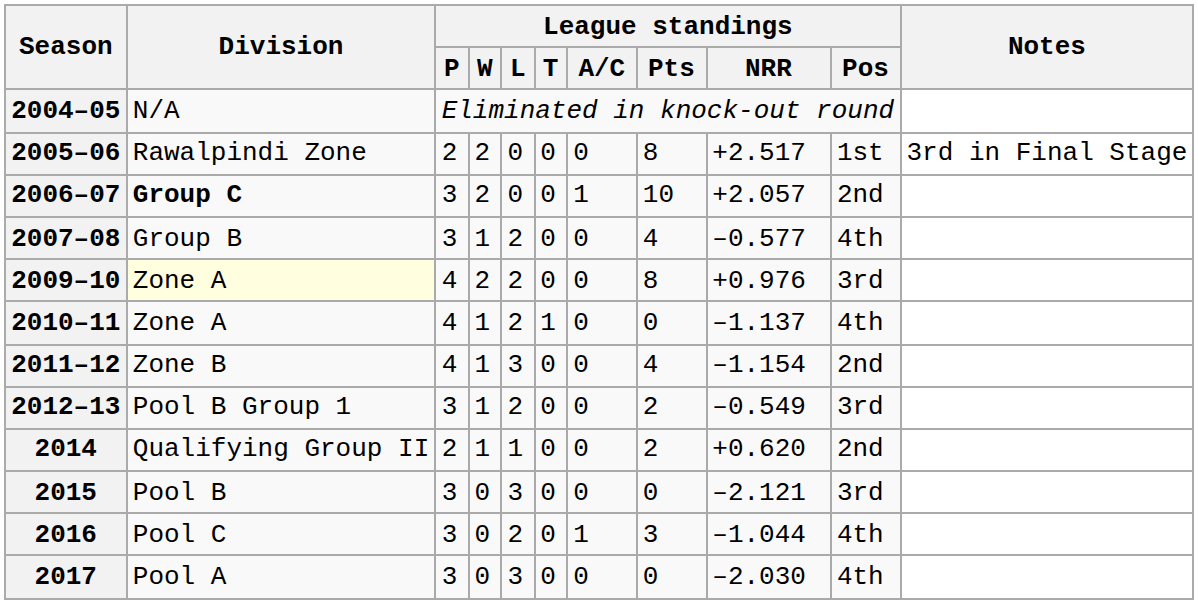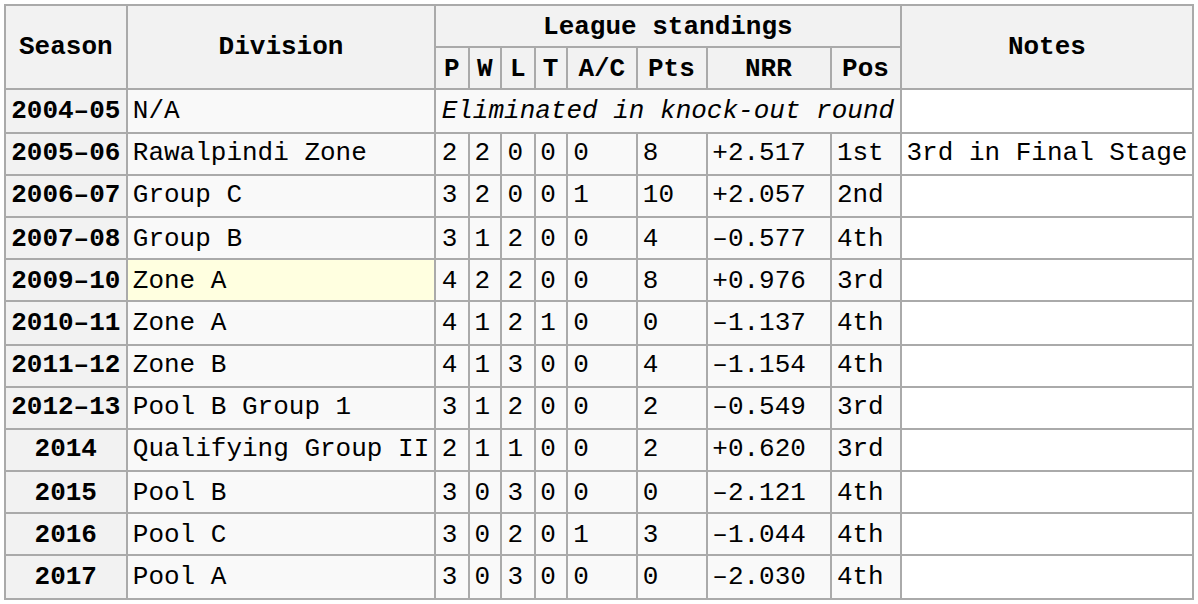(187, 196) bold -> (187, 196) normal
(860, 365) 2nd -> (860, 365) 4th
(860, 450) 2nd -> (860, 450) 3rd
(860, 492) 3rd -> (860, 492) 4th
